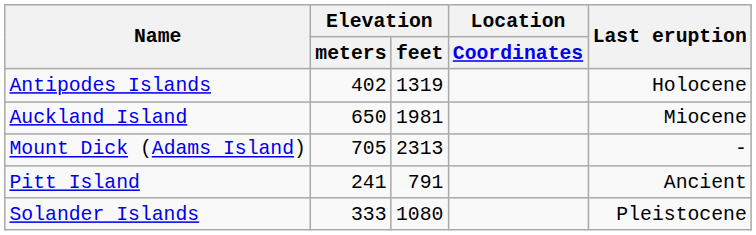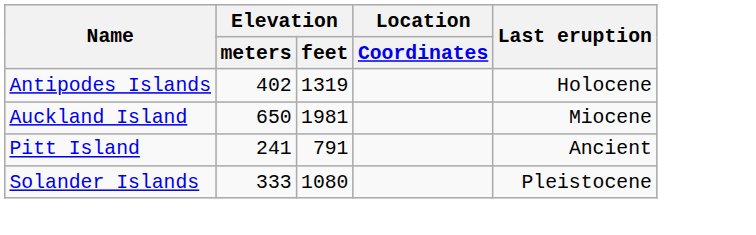- row: (158, 150)
